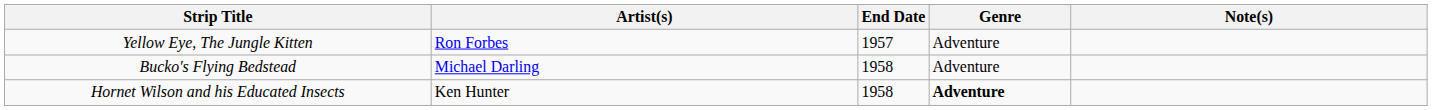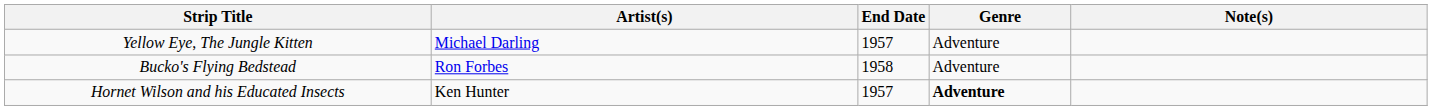(472, 42) Ron Forbes -> (487, 42) Michael Darling
(487, 67) Michael Darling -> (472, 67) Ron Forbes
(877, 92) 1958 -> (877, 92) 1957
